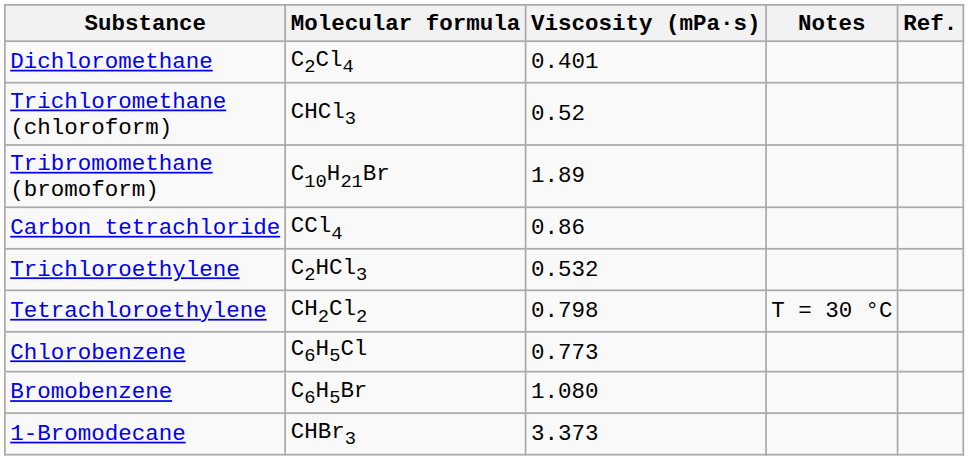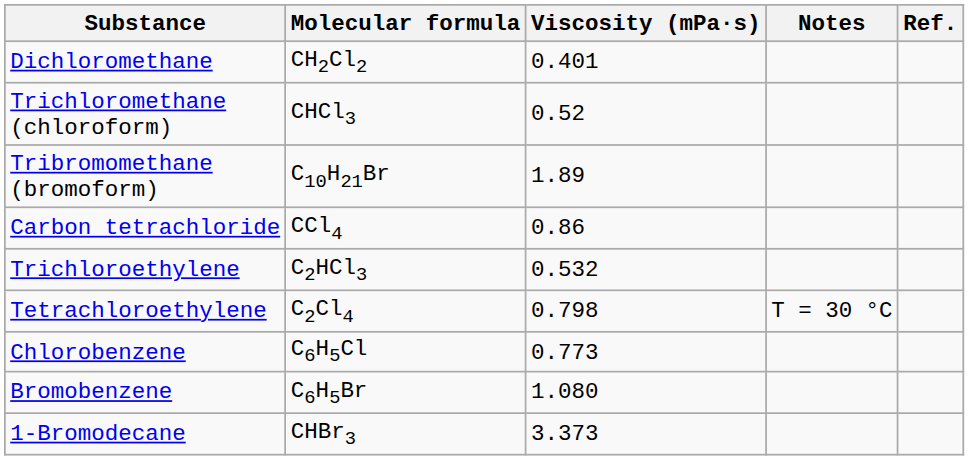(322, 62) C2Cl4 -> (329, 62) CH2Cl2
(329, 311) CH2Cl2 -> (322, 311) C2Cl4
